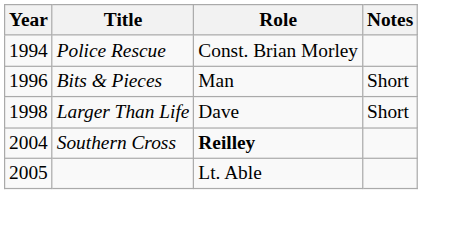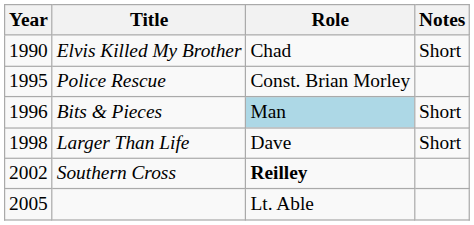+ row: (149, 50)
(28, 50) 1994 -> (28, 81) 1995
(216, 81) no background -> (268, 111) lightblue background
(28, 142) 2004 -> (28, 173) 2002
